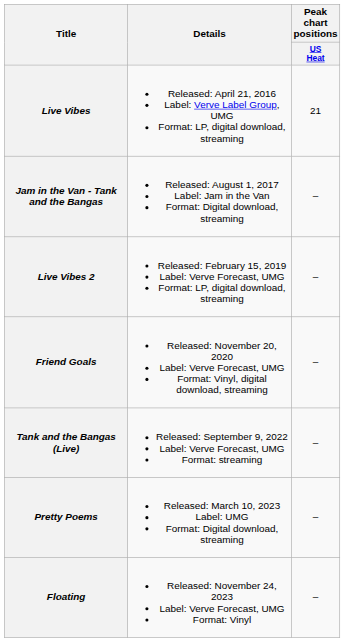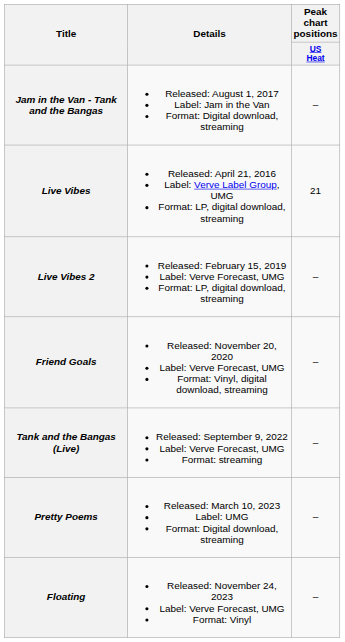rows swapped: (66, 196) <-> (66, 110)
